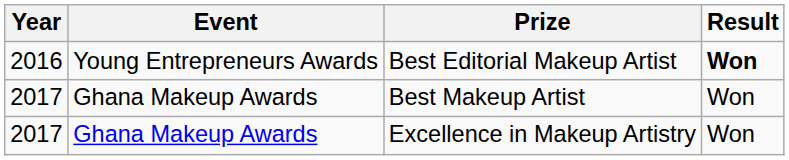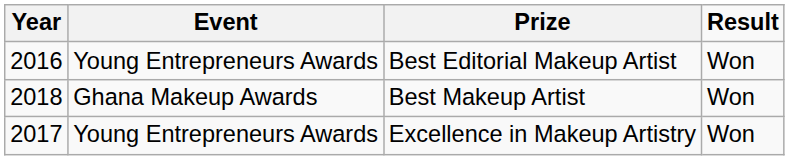(732, 60) bold -> (731, 60) normal
(36, 97) 2017 -> (36, 97) 2018
(195, 135) Ghana Makeup Awards -> (226, 135) Young Entrepreneurs Awards
